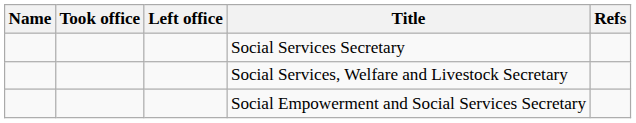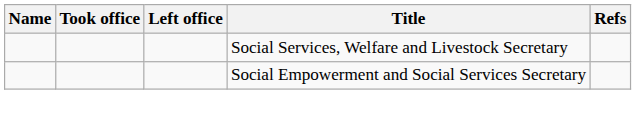- row: (318, 47)
